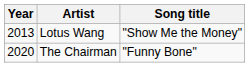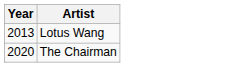- column: (182, 14)
